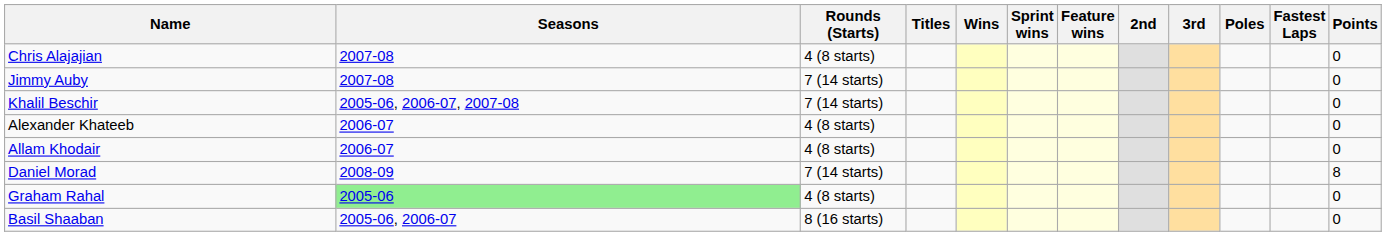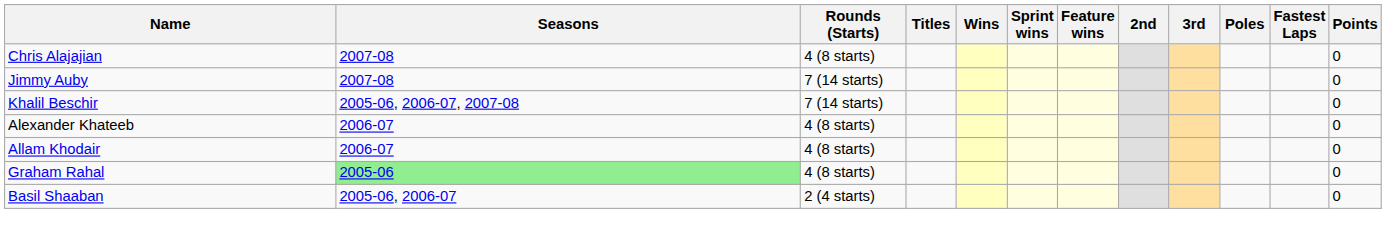- row: (52, 172)
(844, 219) 8 (16 starts) -> (840, 196) 2 (4 starts)
